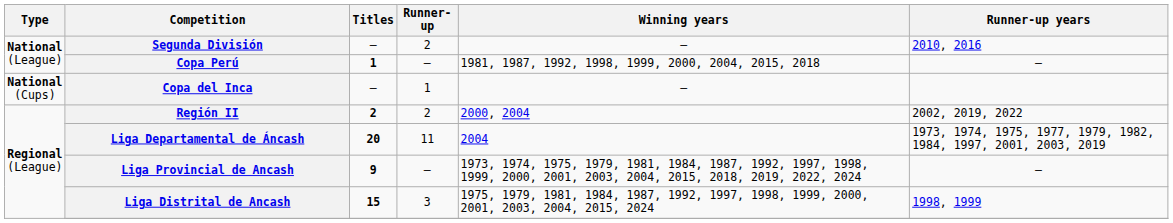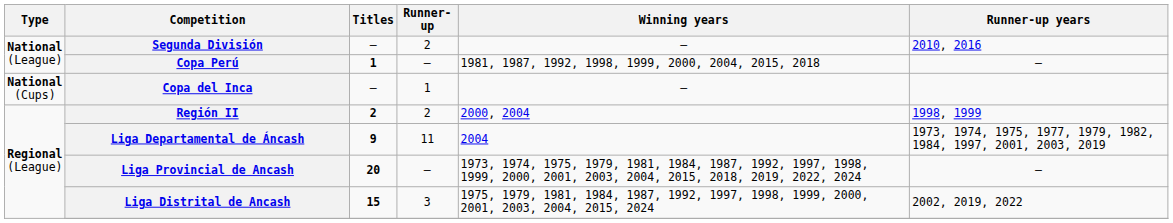(967, 114) 2002, 2019, 2022 -> (947, 114) 1998, 1999
(373, 139) 20 -> (373, 139) 9
(373, 171) 9 -> (373, 171) 20
(947, 202) 1998, 1999 -> (967, 202) 2002, 2019, 2022
